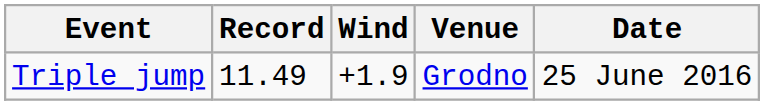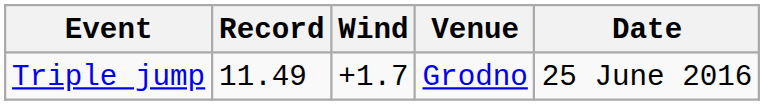(373, 77) +1.9 -> (373, 77) +1.7
